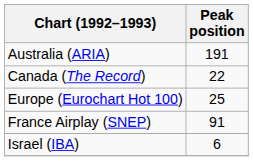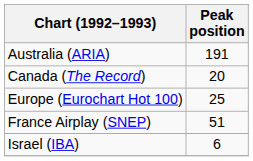(217, 76) 22 -> (217, 76) 20
(217, 122) 91 -> (217, 122) 51
